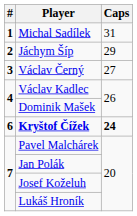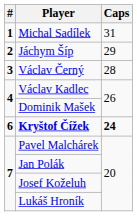(110, 70) 27 -> (110, 70) 28
